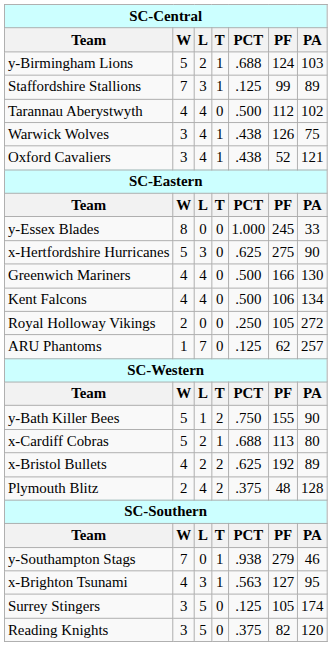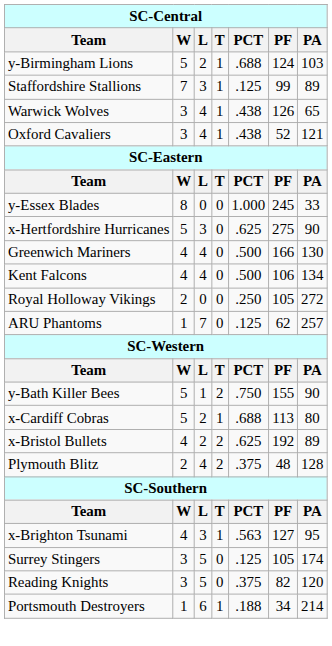- row: (75, 110)
(312, 134) 75 -> (312, 110) 65
- row: (72, 559)
+ row: (76, 606)
